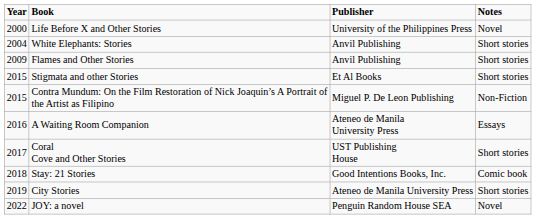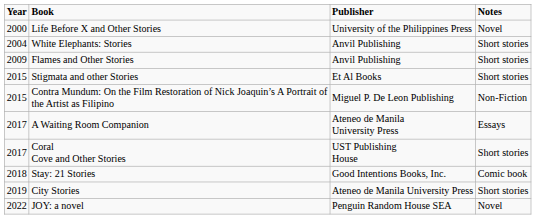(17, 125) 2016 -> (17, 125) 2017
